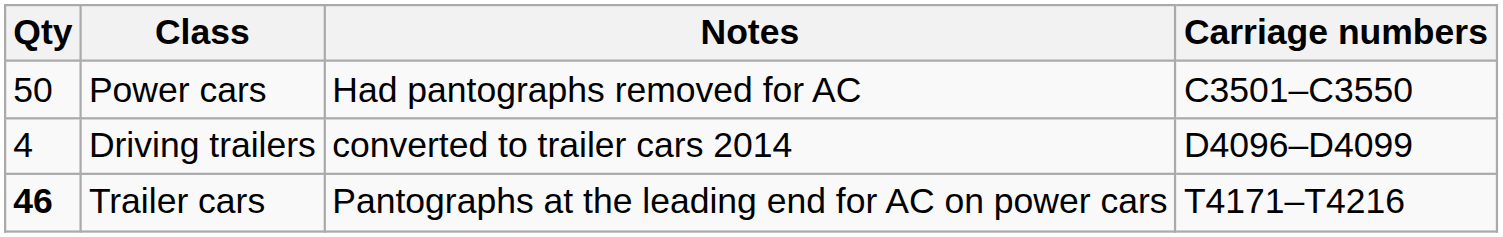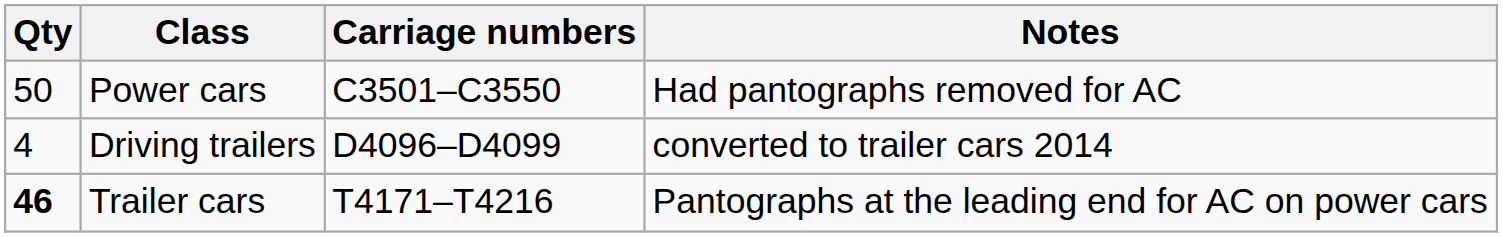columns swapped: (1336, 32) <-> (750, 32)
